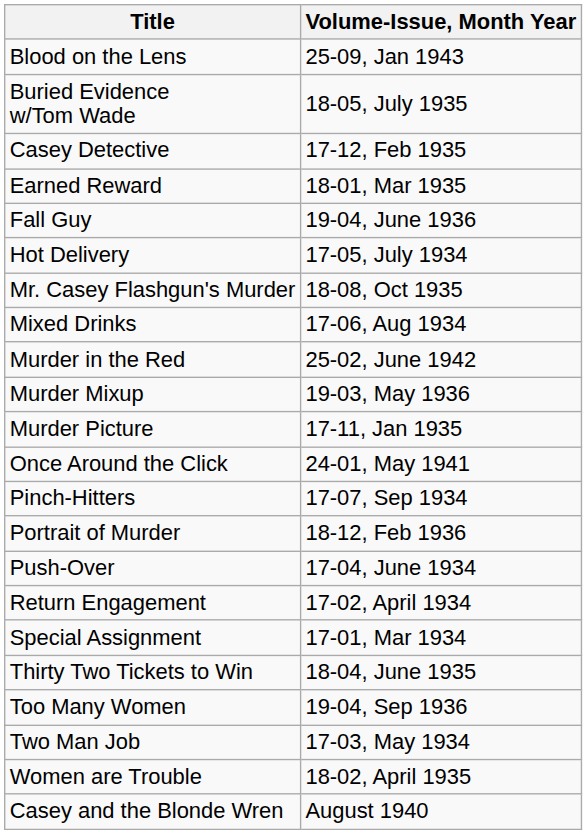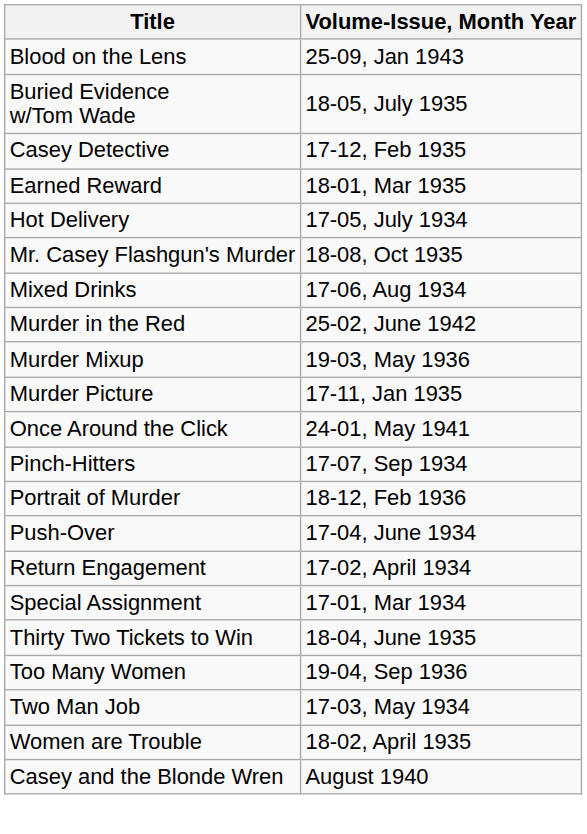- row: (51, 220)
